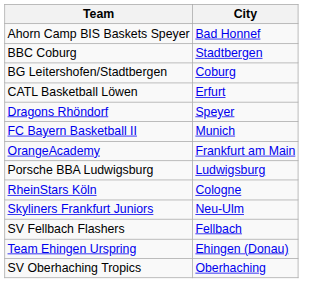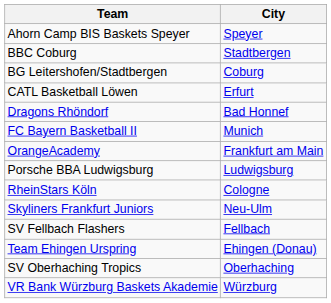(228, 33) Bad Honnef -> (243, 33) Speyer
(215, 111) Speyer -> (256, 111) Bad Honnef
+ row: (113, 287)
